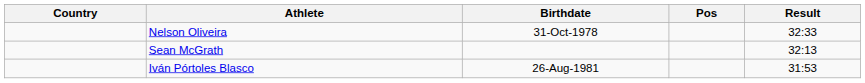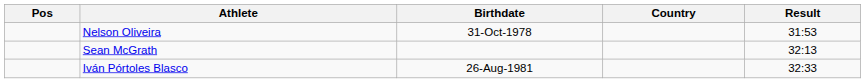columns swapped: (707, 13) <-> (75, 13)
(803, 31) 32:33 -> (803, 31) 31:53
(803, 68) 31:53 -> (803, 68) 32:33
